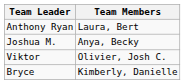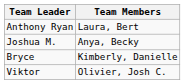rows swapped: (23, 57) <-> (20, 72)
